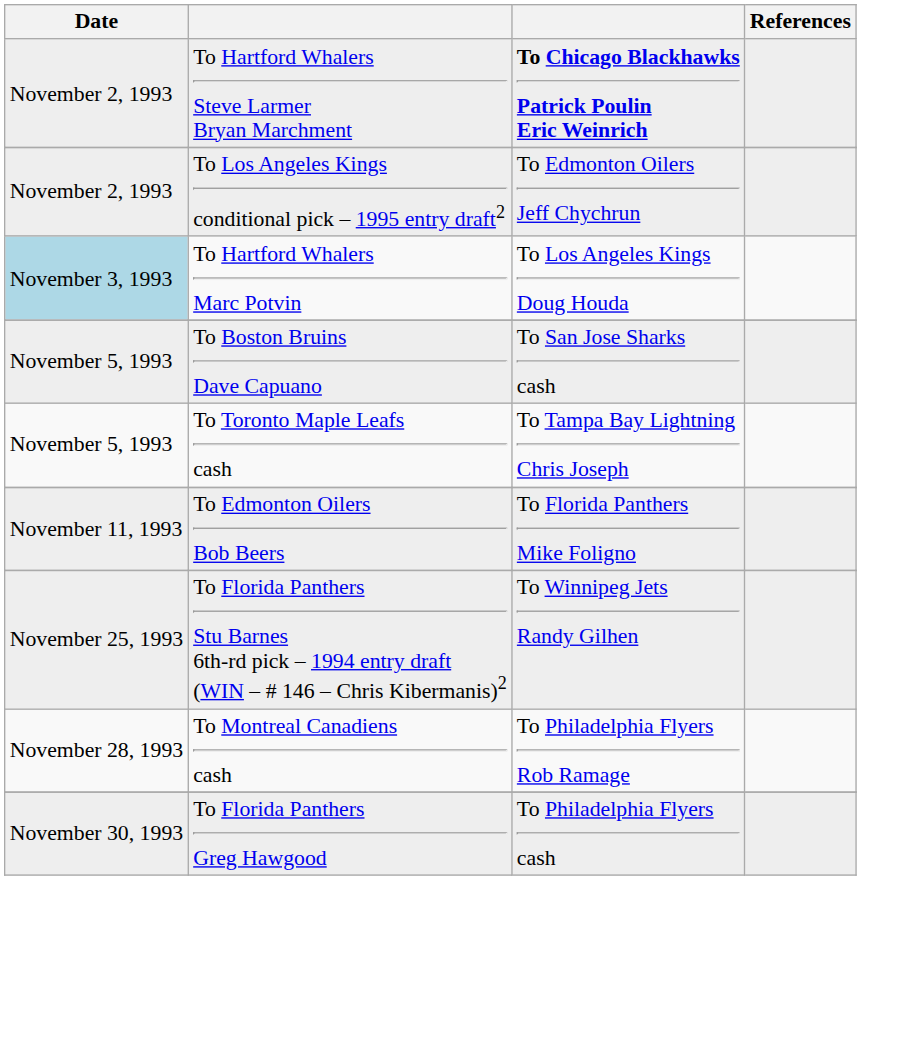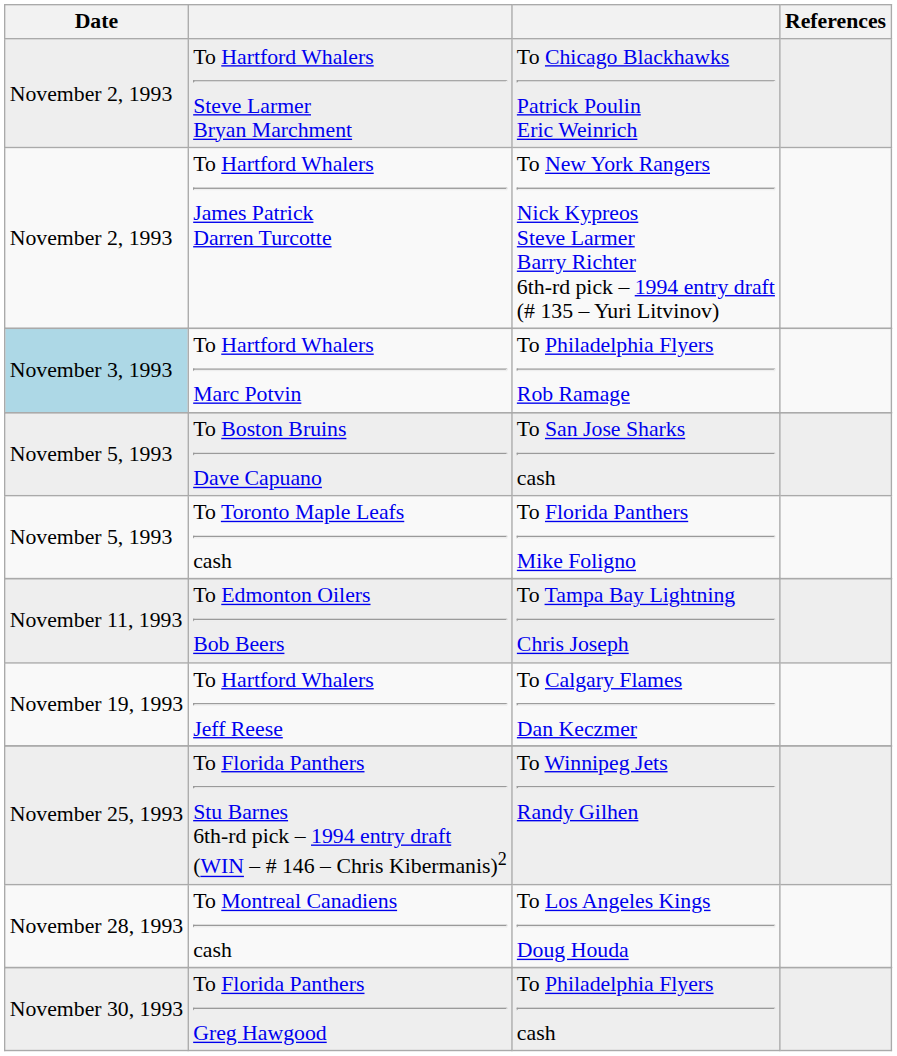(628, 92) bold -> (646, 92) normal
+ row: (350, 200)
- row: (350, 191)
(628, 278) To Los Angeles Kings Doug Houda -> (646, 370) To Philadelphia Flyers Rob Ramage
(628, 444) To Tampa Bay Lightning Chris Joseph -> (646, 537) To Florida Panthers Mike Foligno
(628, 528) To Florida Panthers Mike Foligno -> (646, 620) To Tampa Bay Lightning Chris Joseph
+ row: (350, 703)
(628, 750) To Philadelphia Flyers Rob Ramage -> (646, 925) To Los Angeles Kings Doug Houda
